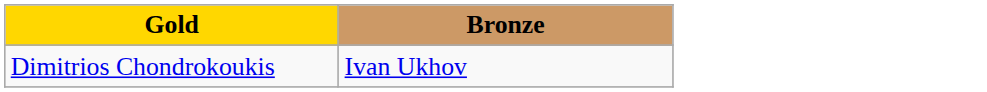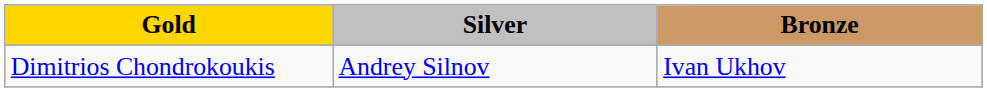+ column: (495, 24)
